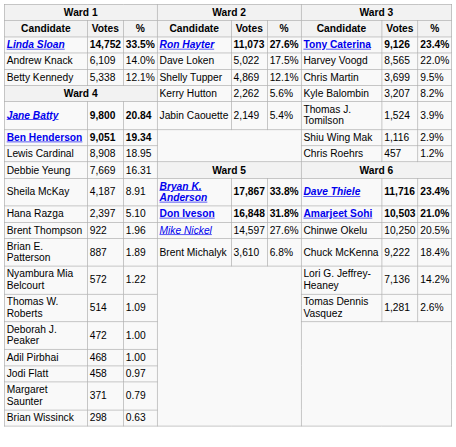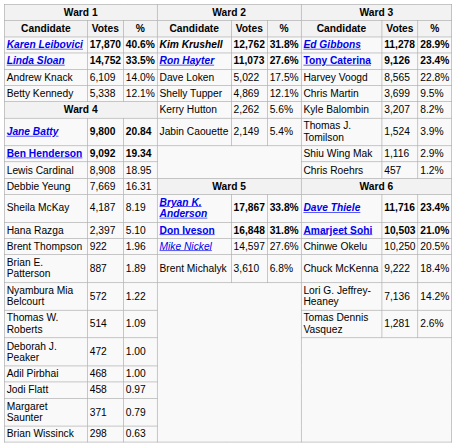+ row: (45, 45)
(435, 61) 22.0% -> (435, 77) 22.8%
(103, 137) 9,051 -> (103, 154) 9,092
(136, 192) 8.91 -> (136, 208) 8.19
